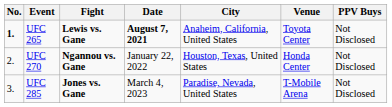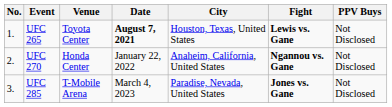columns swapped: (92, 12) <-> (307, 12)
(10, 34) bold -> (10, 34) normal
(226, 34) Anaheim, California, United States -> (218, 34) Houston, Texas, United States
(230, 61) Houston, Texas, United States -> (213, 61) Anaheim, California, United States
